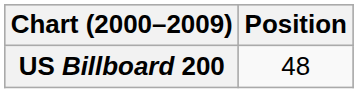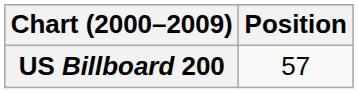(296, 66) 48 -> (296, 66) 57
